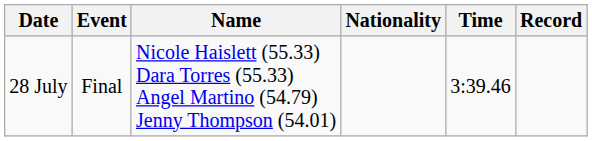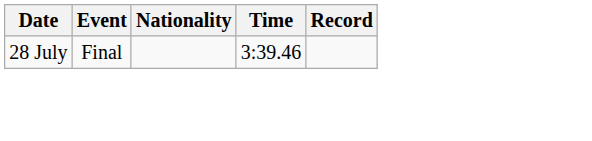- column: (236, 20)
